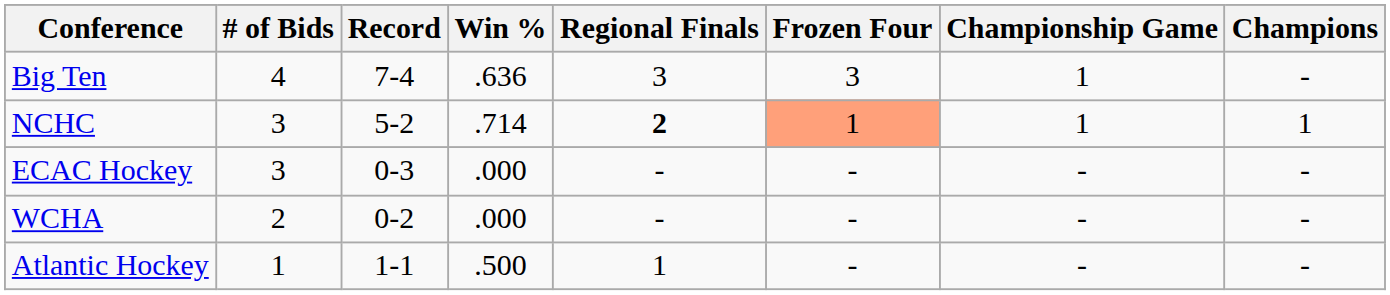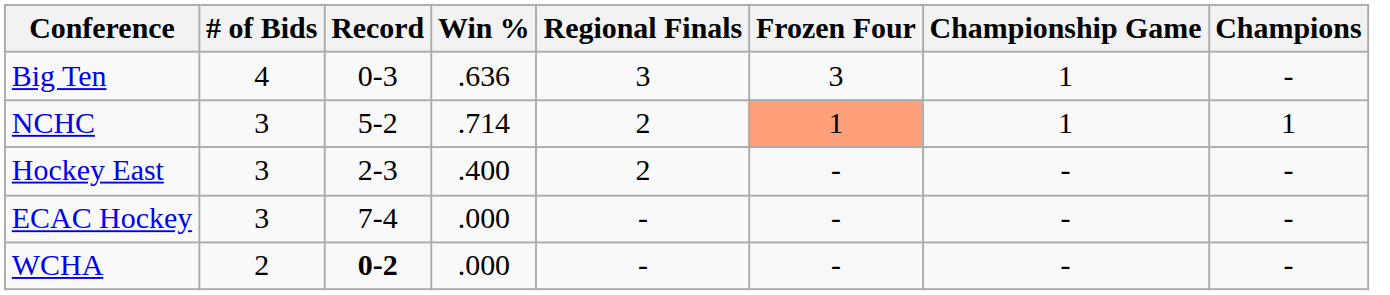(394, 75) 7-4 -> (378, 75) 0-3
(659, 123) bold -> (643, 123) normal
+ row: (88, 170)
(394, 170) 0-3 -> (378, 218) 7-4
(394, 218) normal -> (378, 265) bold
- row: (110, 265)
